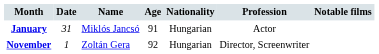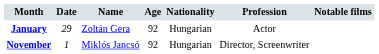(66, 28) 31 -> (66, 28) 29
(111, 28) Miklós Jancsó -> (106, 28) Zoltán Gera
(153, 28) 91 -> (153, 28) 92
(106, 45) Zoltán Gera -> (111, 45) Miklós Jancsó
